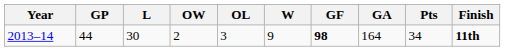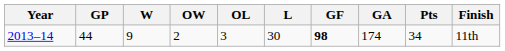columns swapped: (288, 14) <-> (147, 14)
(371, 35) 164 -> (371, 35) 174
(467, 35) bold -> (467, 35) normal
